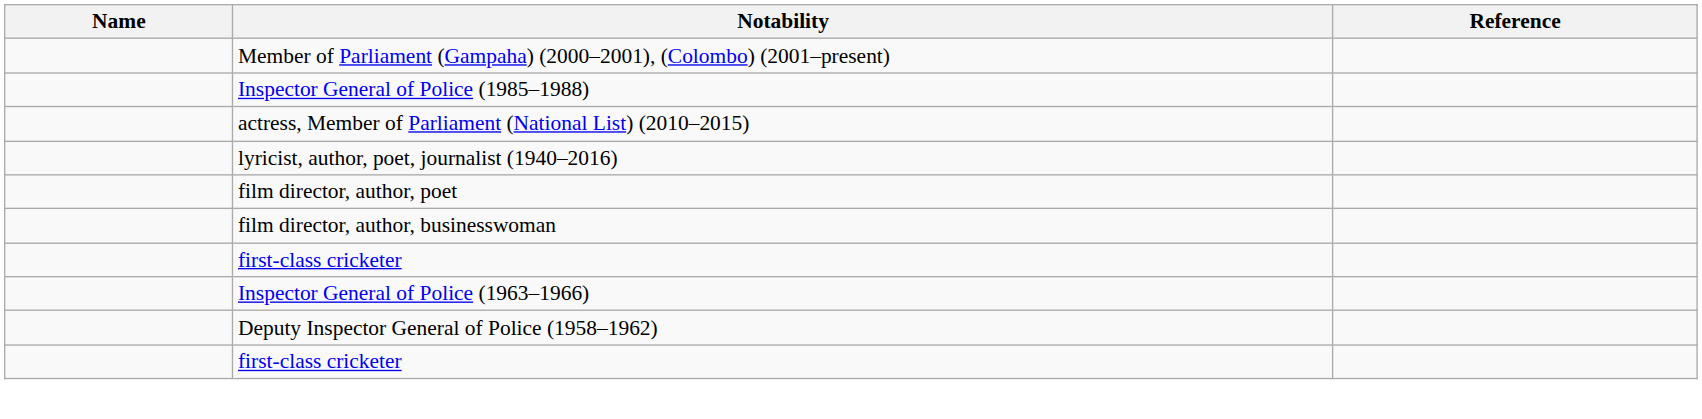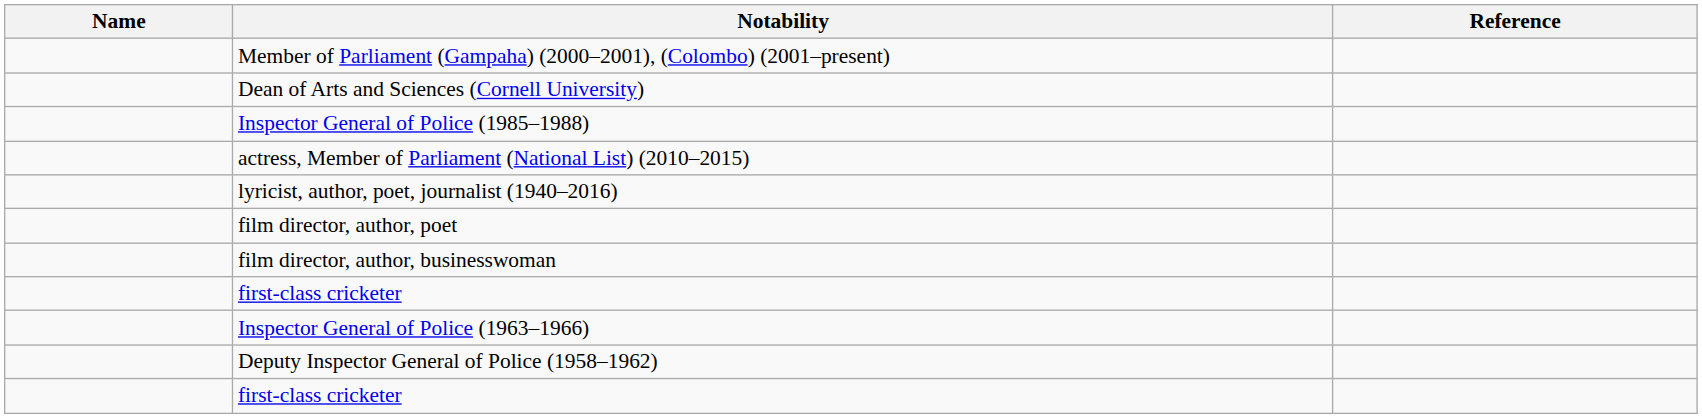+ row: (119, 90)
